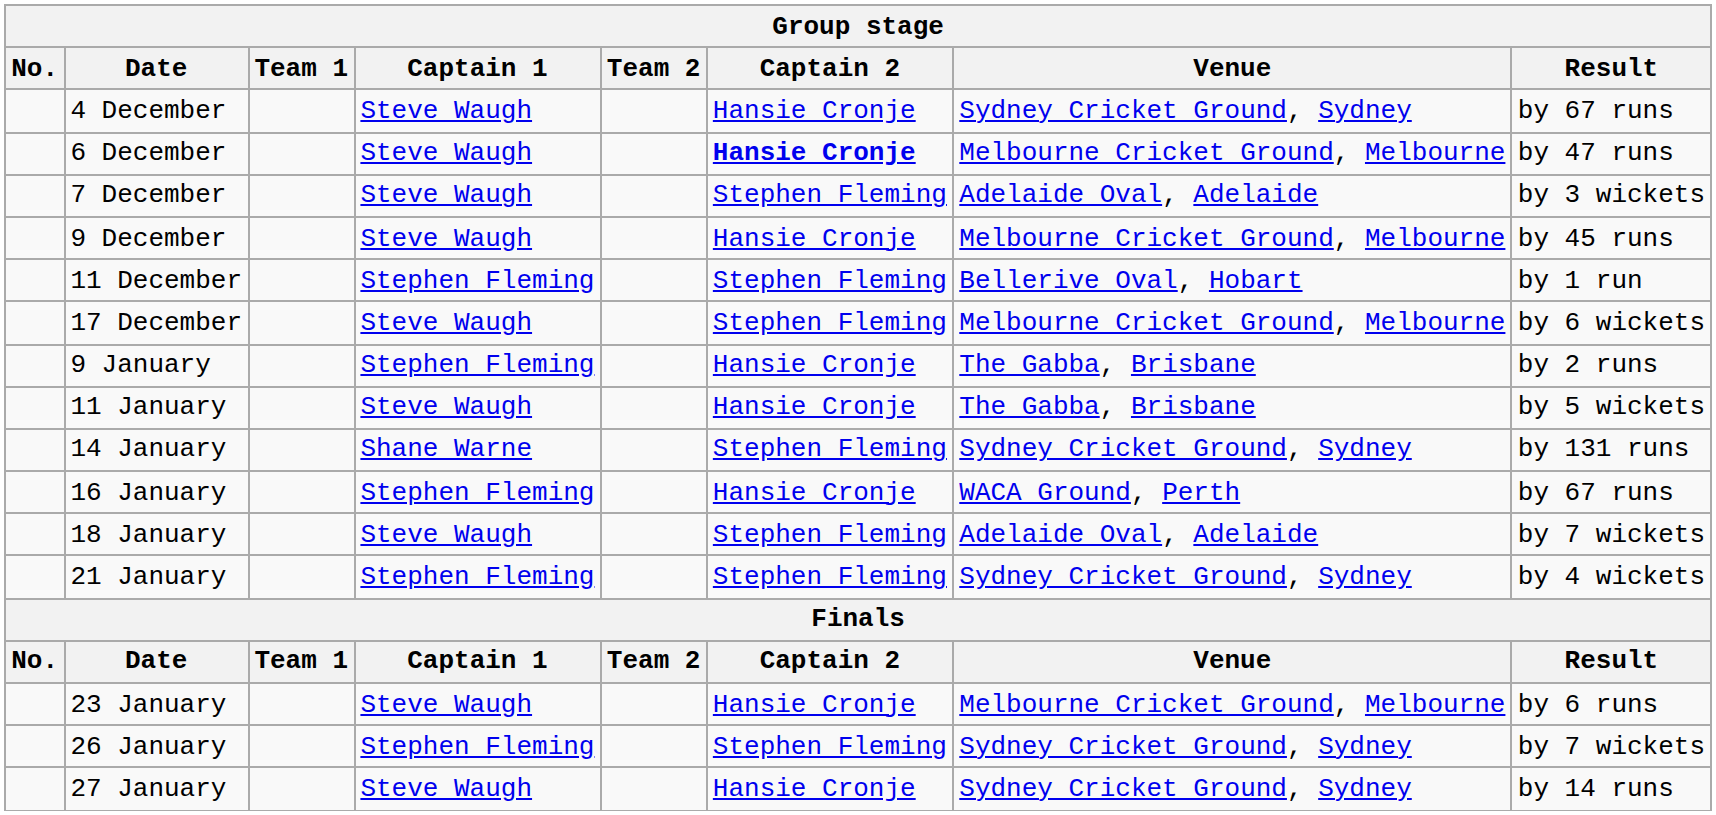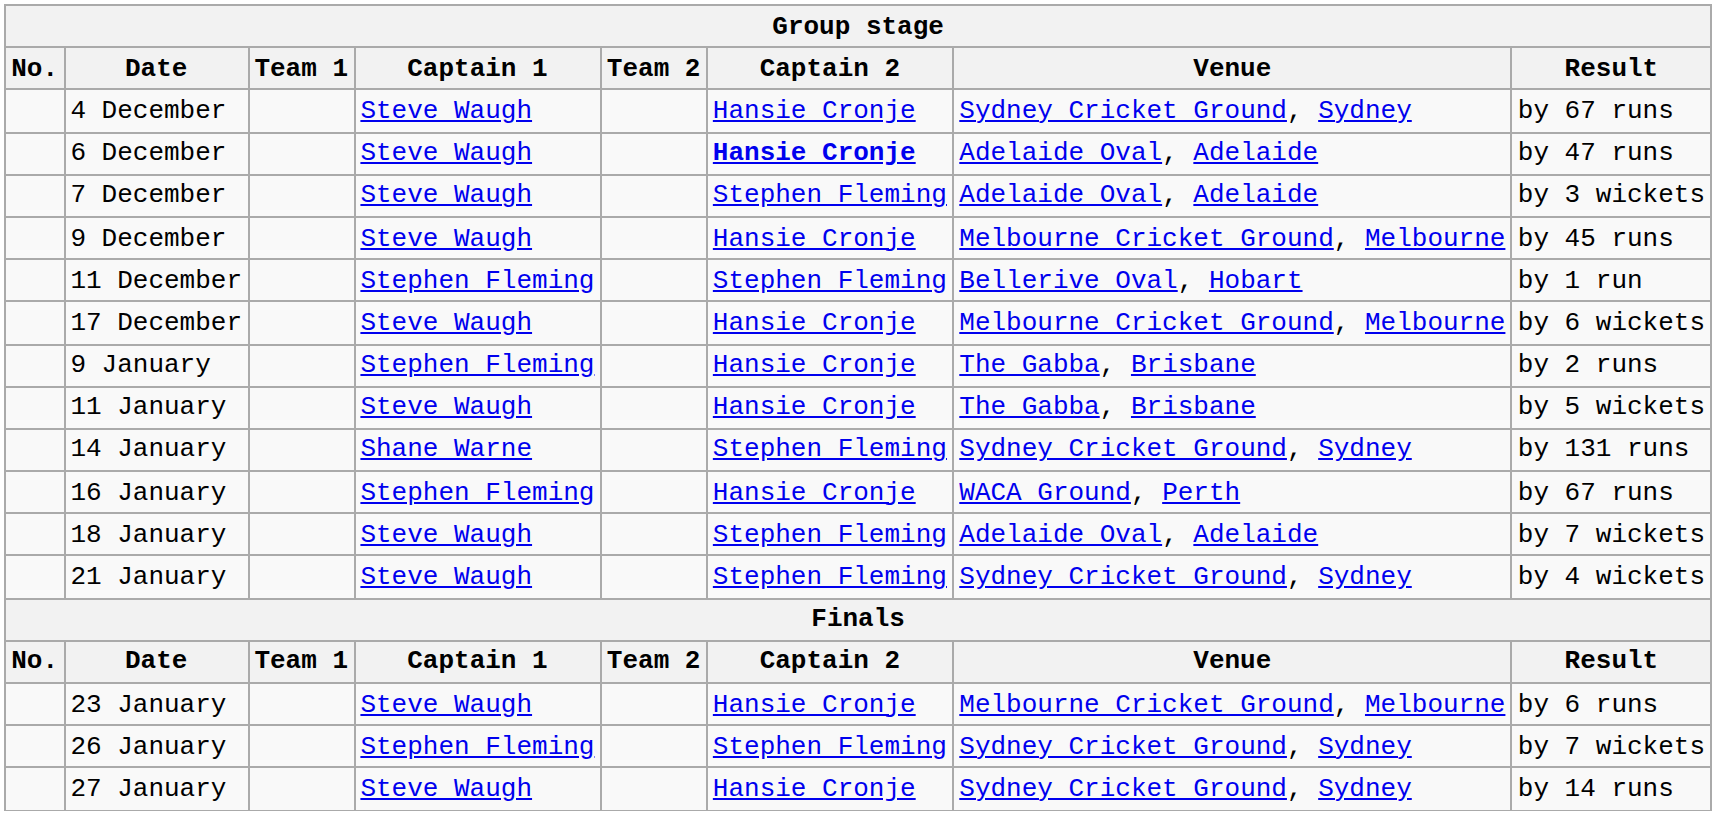(1232, 153) Melbourne Cricket Ground, Melbourne -> (1139, 153) Adelaide Oval, Adelaide
(830, 323) Stephen Fleming -> (814, 323) Hansie Cronje
(477, 577) Stephen Fleming -> (446, 577) Steve Waugh
